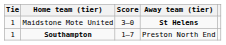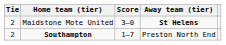(13, 22) 1 -> (13, 22) 2
(13, 34) 1 -> (13, 34) 2
